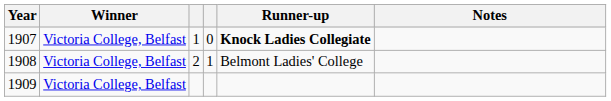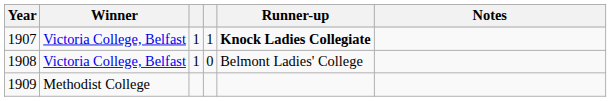(210, 38) 0 -> (210, 38) 1
(196, 61) 2 -> (196, 61) 1
(210, 61) 1 -> (210, 61) 0
(115, 84) Victoria College, Belfast -> (97, 84) Methodist College
